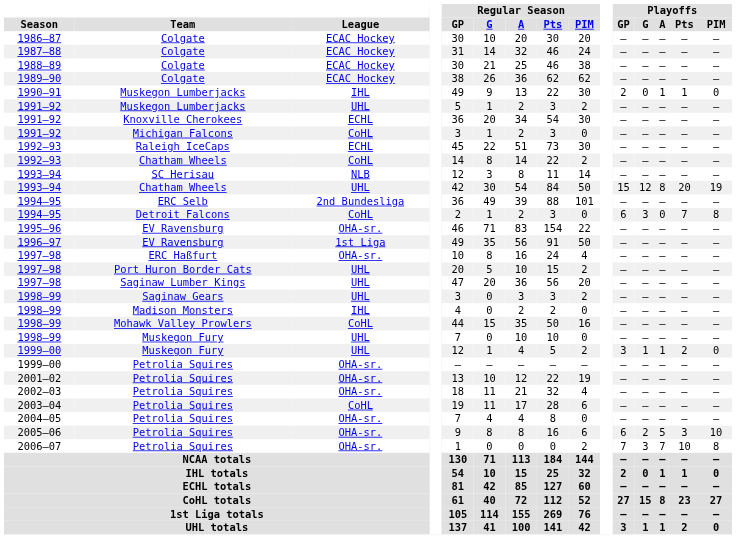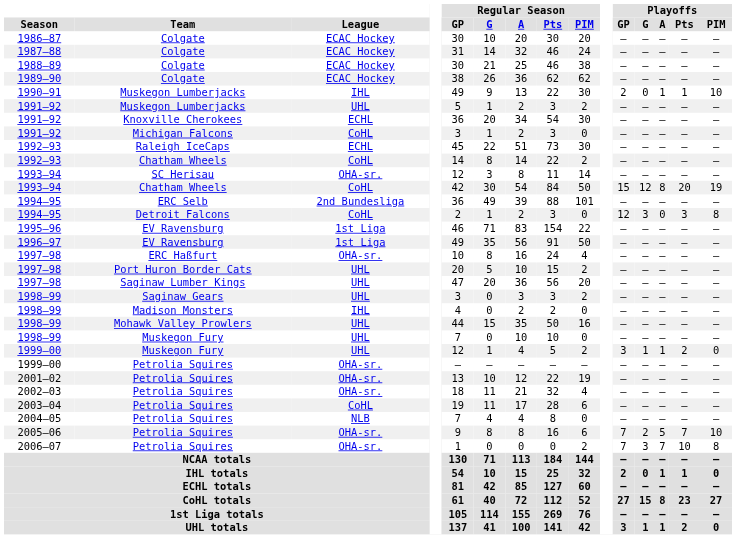(716, 92) 0 -> (716, 92) 10
(360, 174) NLB -> (360, 174) OHA-sr.
(360, 188) UHL -> (360, 188) CoHL
(623, 215) 6 -> (623, 215) 12
(684, 215) 7 -> (684, 215) 3
(360, 228) OHA-sr. -> (360, 228) 1st Liga
(360, 324) CoHL -> (360, 324) UHL
(360, 419) OHA-sr. -> (360, 419) NLB
(623, 432) 6 -> (623, 432) 7
(684, 432) 3 -> (684, 432) 7
